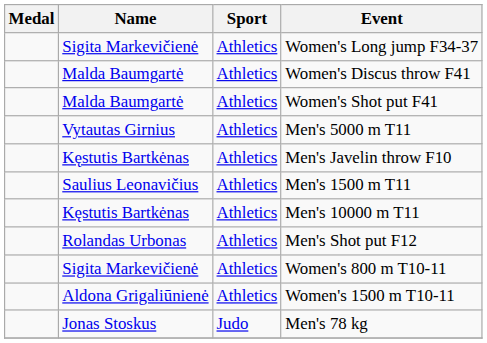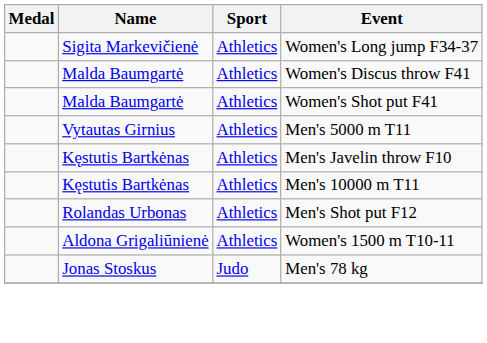- row: (348, 185)
- row: (366, 268)
